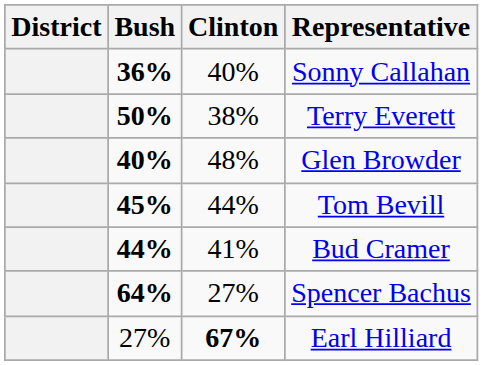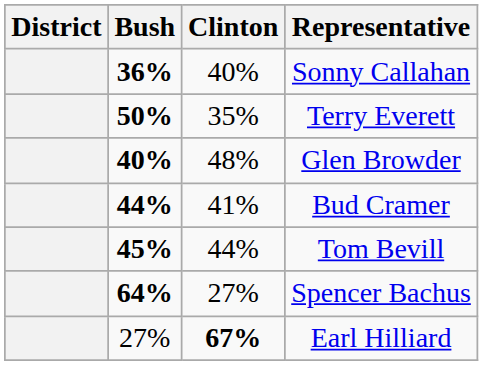(233, 115) 38% -> (233, 115) 35%
rows swapped: (381, 204) <-> (381, 248)
